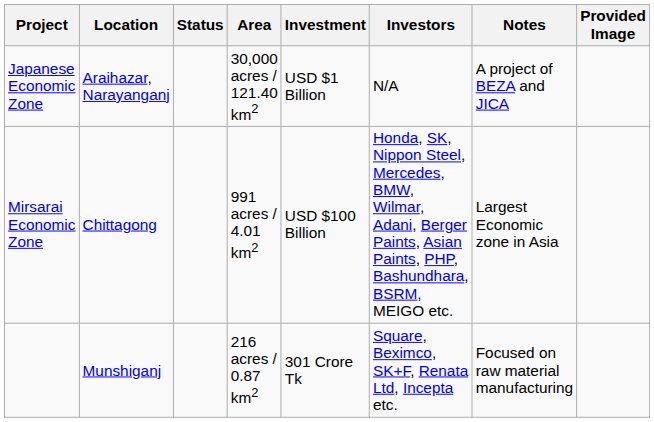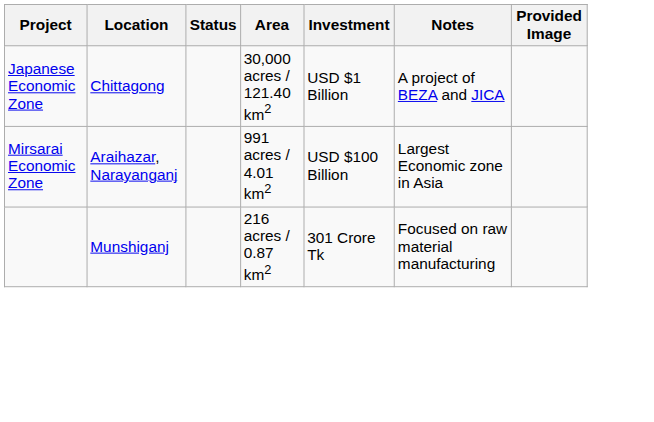- column: (421, 25)
(126, 86) Araihazar, Narayanganj -> (127, 86) Chittagong
(120, 225) Chittagong -> (134, 166) Araihazar, Narayanganj
